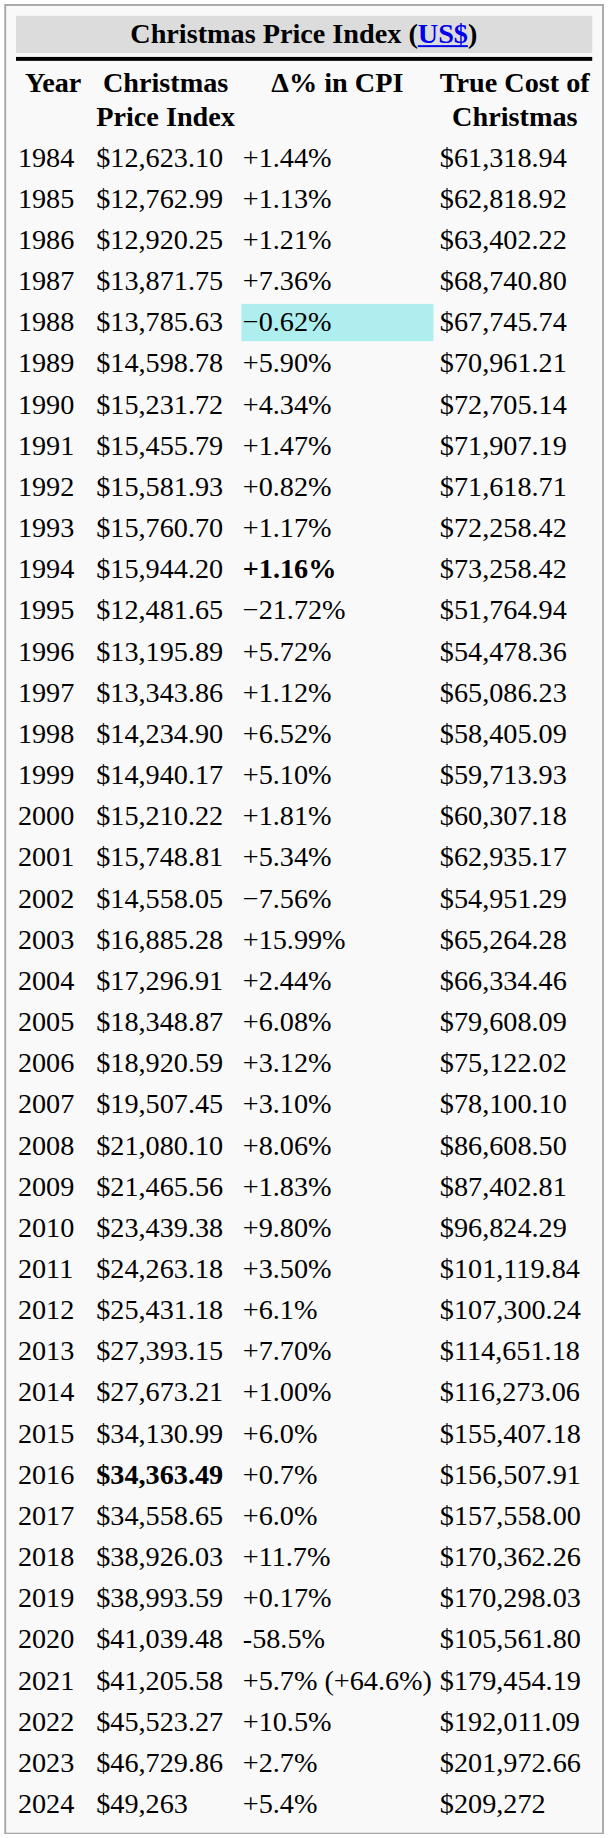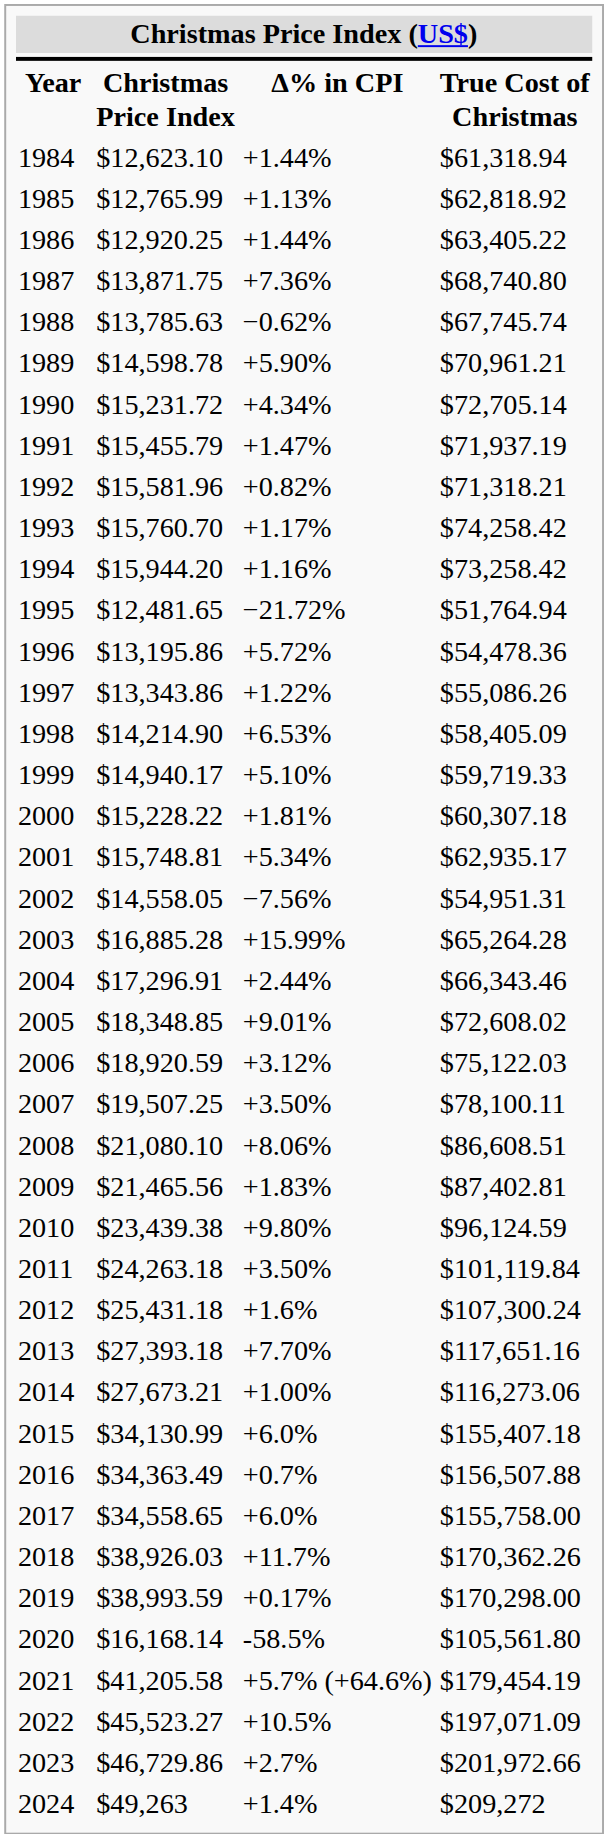(160, 198) $12,762.99 -> (160, 198) $12,765.99
(287, 239) +1.21% -> (287, 239) +1.44%
(503, 239) $63,402.22 -> (503, 239) $63,405.22
(287, 321) paleturquoise background -> (287, 321) no background
(503, 445) $71,907.19 -> (503, 445) $71,937.19
(160, 486) $15,581.93 -> (160, 486) $15,581.96
(503, 486) $71,618.71 -> (503, 486) $71,318.21
(503, 527) $72,258.42 -> (503, 527) $74,258.42
(290, 568) bold -> (287, 568) normal
(160, 651) $13,195.89 -> (160, 651) $13,195.86
(287, 692) +1.12% -> (287, 692) +1.22%
(503, 692) $65,086.23 -> (503, 692) $55,086.26
(160, 733) $14,234.90 -> (160, 733) $14,214.90
(287, 733) +6.52% -> (287, 733) +6.53%
(503, 774) $59,713.93 -> (503, 774) $59,719.33
(160, 815) $15,210.22 -> (160, 815) $15,228.22
(503, 898) $54,951.29 -> (503, 898) $54,951.31
(503, 980) $66,334.46 -> (503, 980) $66,343.46
(160, 1021) $18,348.87 -> (160, 1021) $18,348.85
(287, 1021) +6.08% -> (287, 1021) +9.01%
(503, 1021) $79,608.09 -> (503, 1021) $72,608.02
(503, 1062) $75,122.02 -> (503, 1062) $75,122.03
(160, 1103) $19,507.45 -> (160, 1103) $19,507.25
(287, 1103) +3.10% -> (287, 1103) +3.50%
(503, 1103) $78,100.10 -> (503, 1103) $78,100.11
(503, 1144) $86,608.50 -> (503, 1144) $86,608.51
(503, 1227) $96,824.29 -> (503, 1227) $96,124.59
(280, 1309) +6.1% -> (280, 1309) +1.6%
(160, 1350) $27,393.15 -> (160, 1350) $27,393.18
(510, 1350) $114,651.18 -> (510, 1350) $117,651.16
(160, 1474) bold -> (160, 1474) normal
(510, 1474) $156,507.91 -> (510, 1474) $156,507.88
(510, 1515) $157,558.00 -> (510, 1515) $155,758.00
(510, 1597) $170,298.03 -> (510, 1597) $170,298.00
(160, 1638) $41,039.48 -> (160, 1638) $16,168.14
(510, 1721) $192,011.09 -> (510, 1721) $197,071.09
(280, 1803) +5.4% -> (280, 1803) +1.4%
